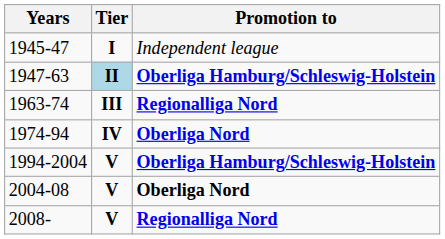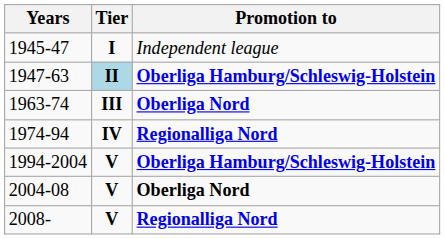(207, 104) Regionalliga Nord -> (193, 104) Oberliga Nord
(193, 133) Oberliga Nord -> (207, 133) Regionalliga Nord
